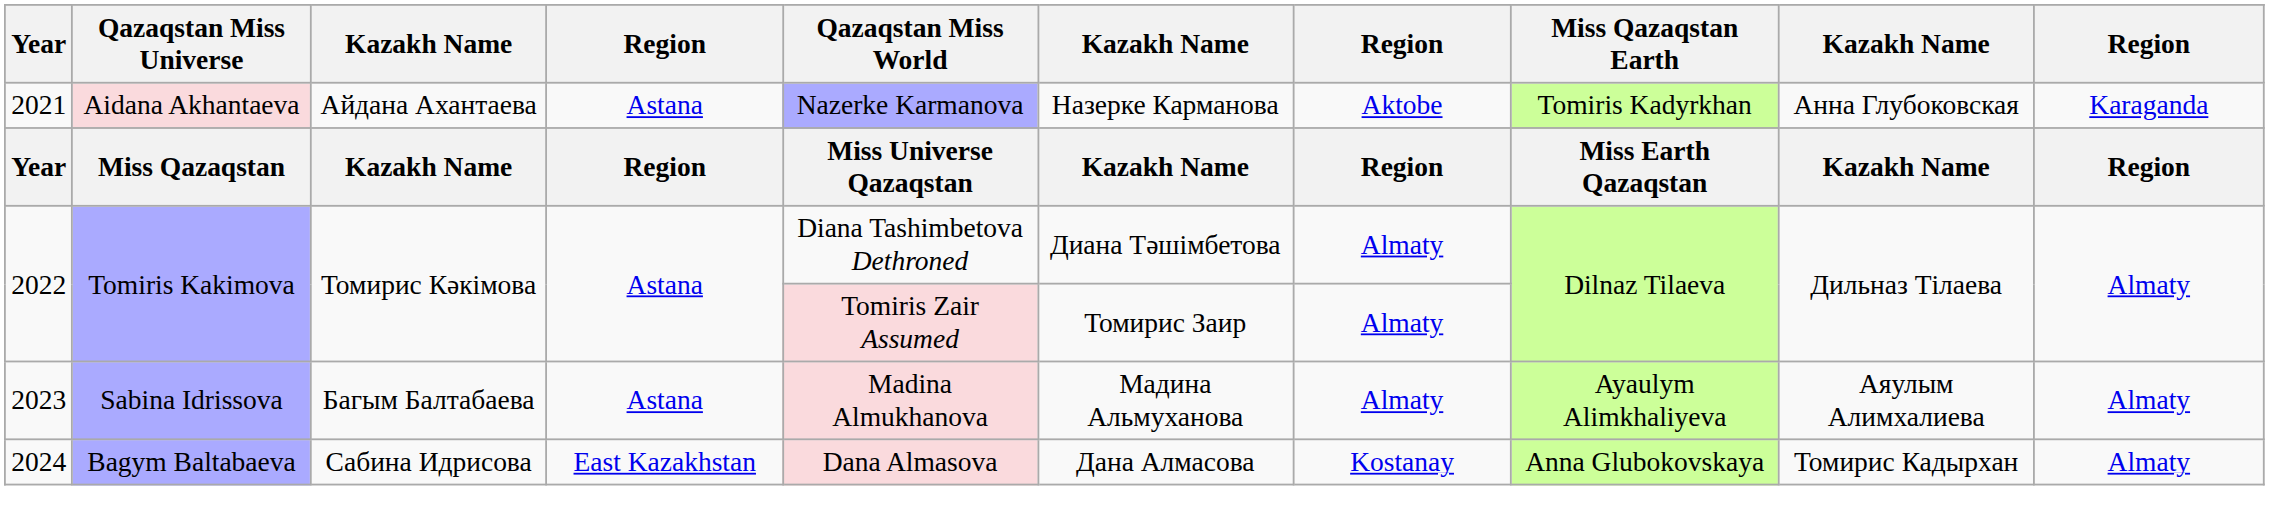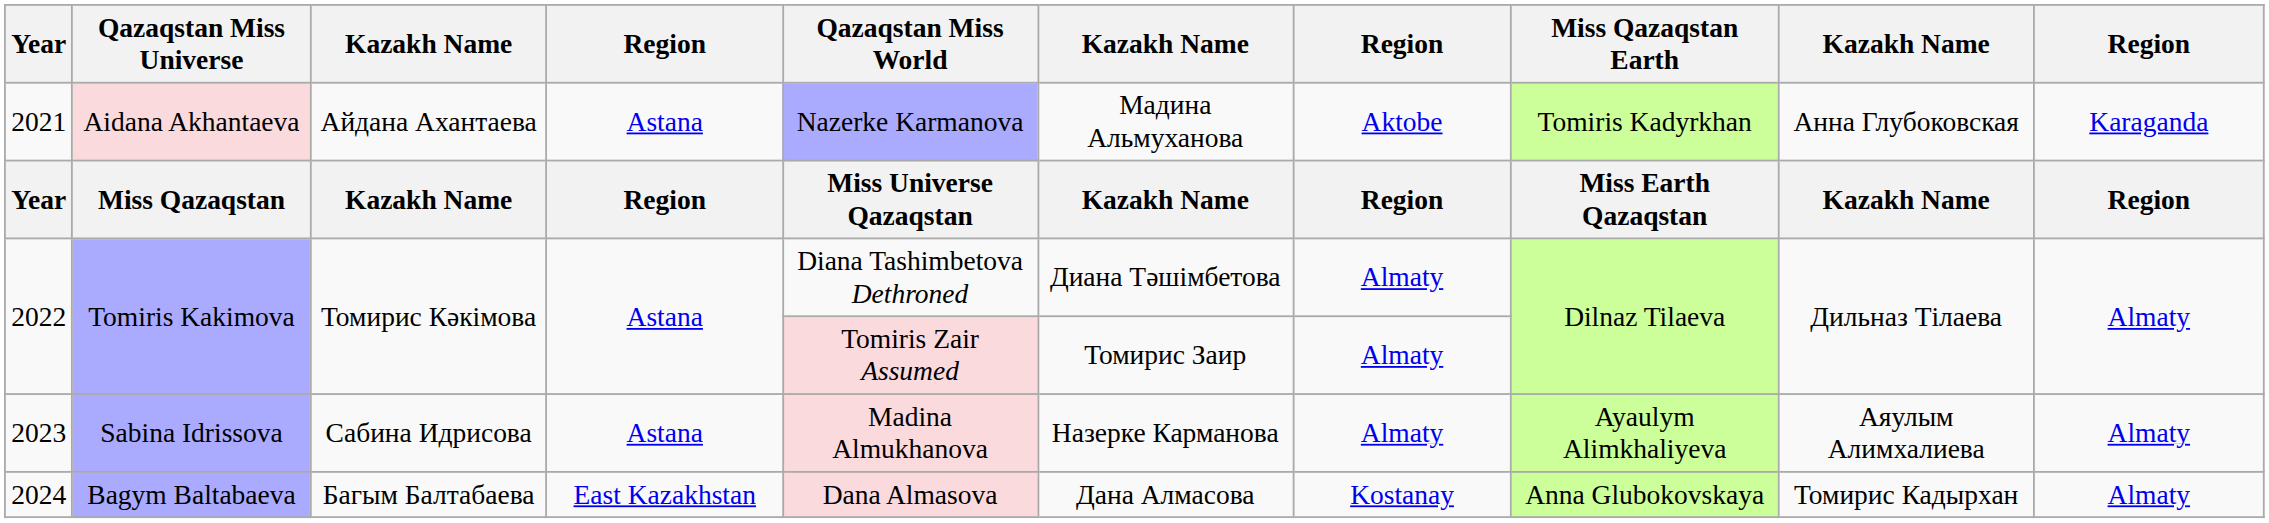(1165, 105) Назерке Карманова -> (1165, 121) Мадина Альмуханова
(429, 400) Багым Балтабаева -> (429, 433) Сабина Идрисова
(1165, 400) Мадина Альмуханова -> (1165, 433) Назерке Карманова
(429, 462) Сабина Идрисова -> (429, 495) Багым Балтабаева
